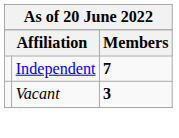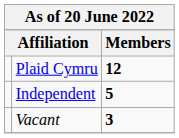+ row: (57, 68)
(107, 68) 7 -> (109, 94) 5
